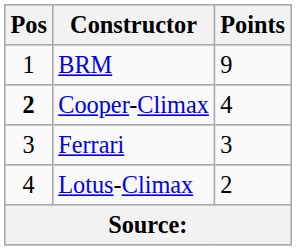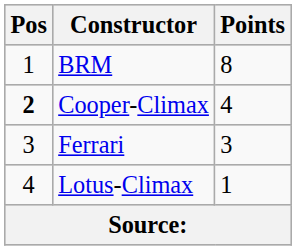(226, 64) 9 -> (226, 64) 8
(226, 185) 2 -> (226, 185) 1
